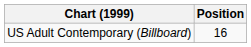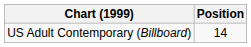(220, 33) 16 -> (220, 33) 14
